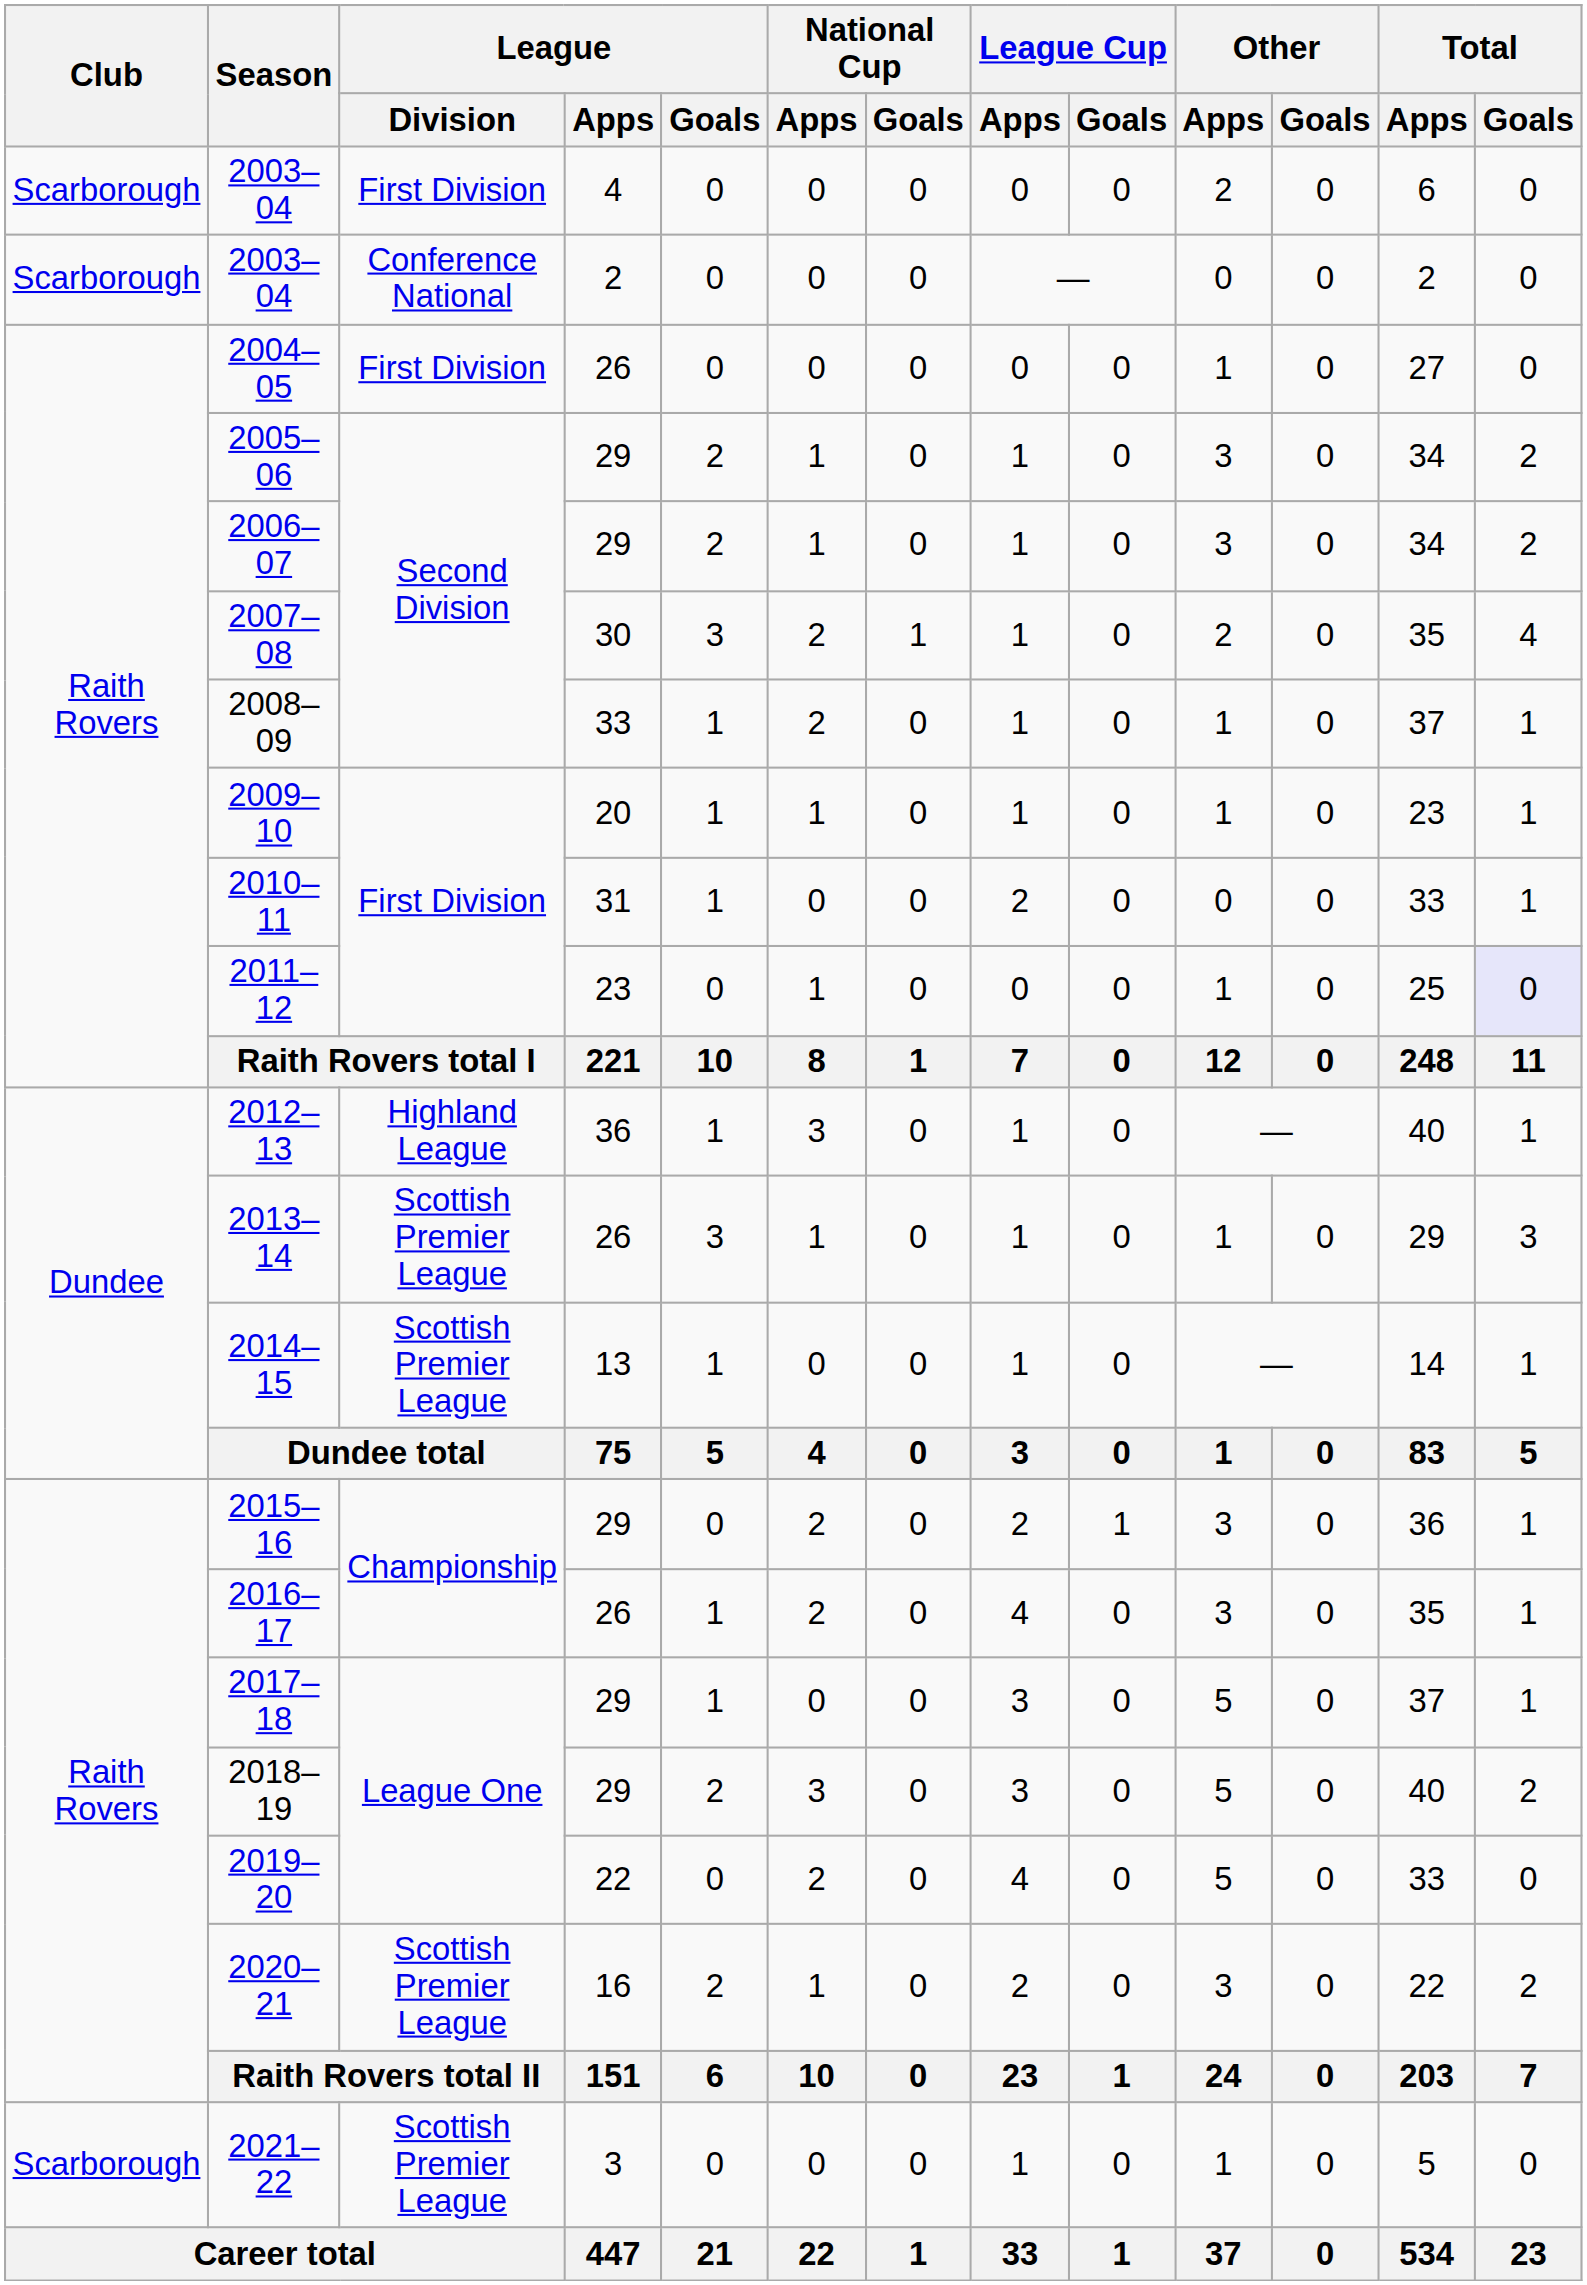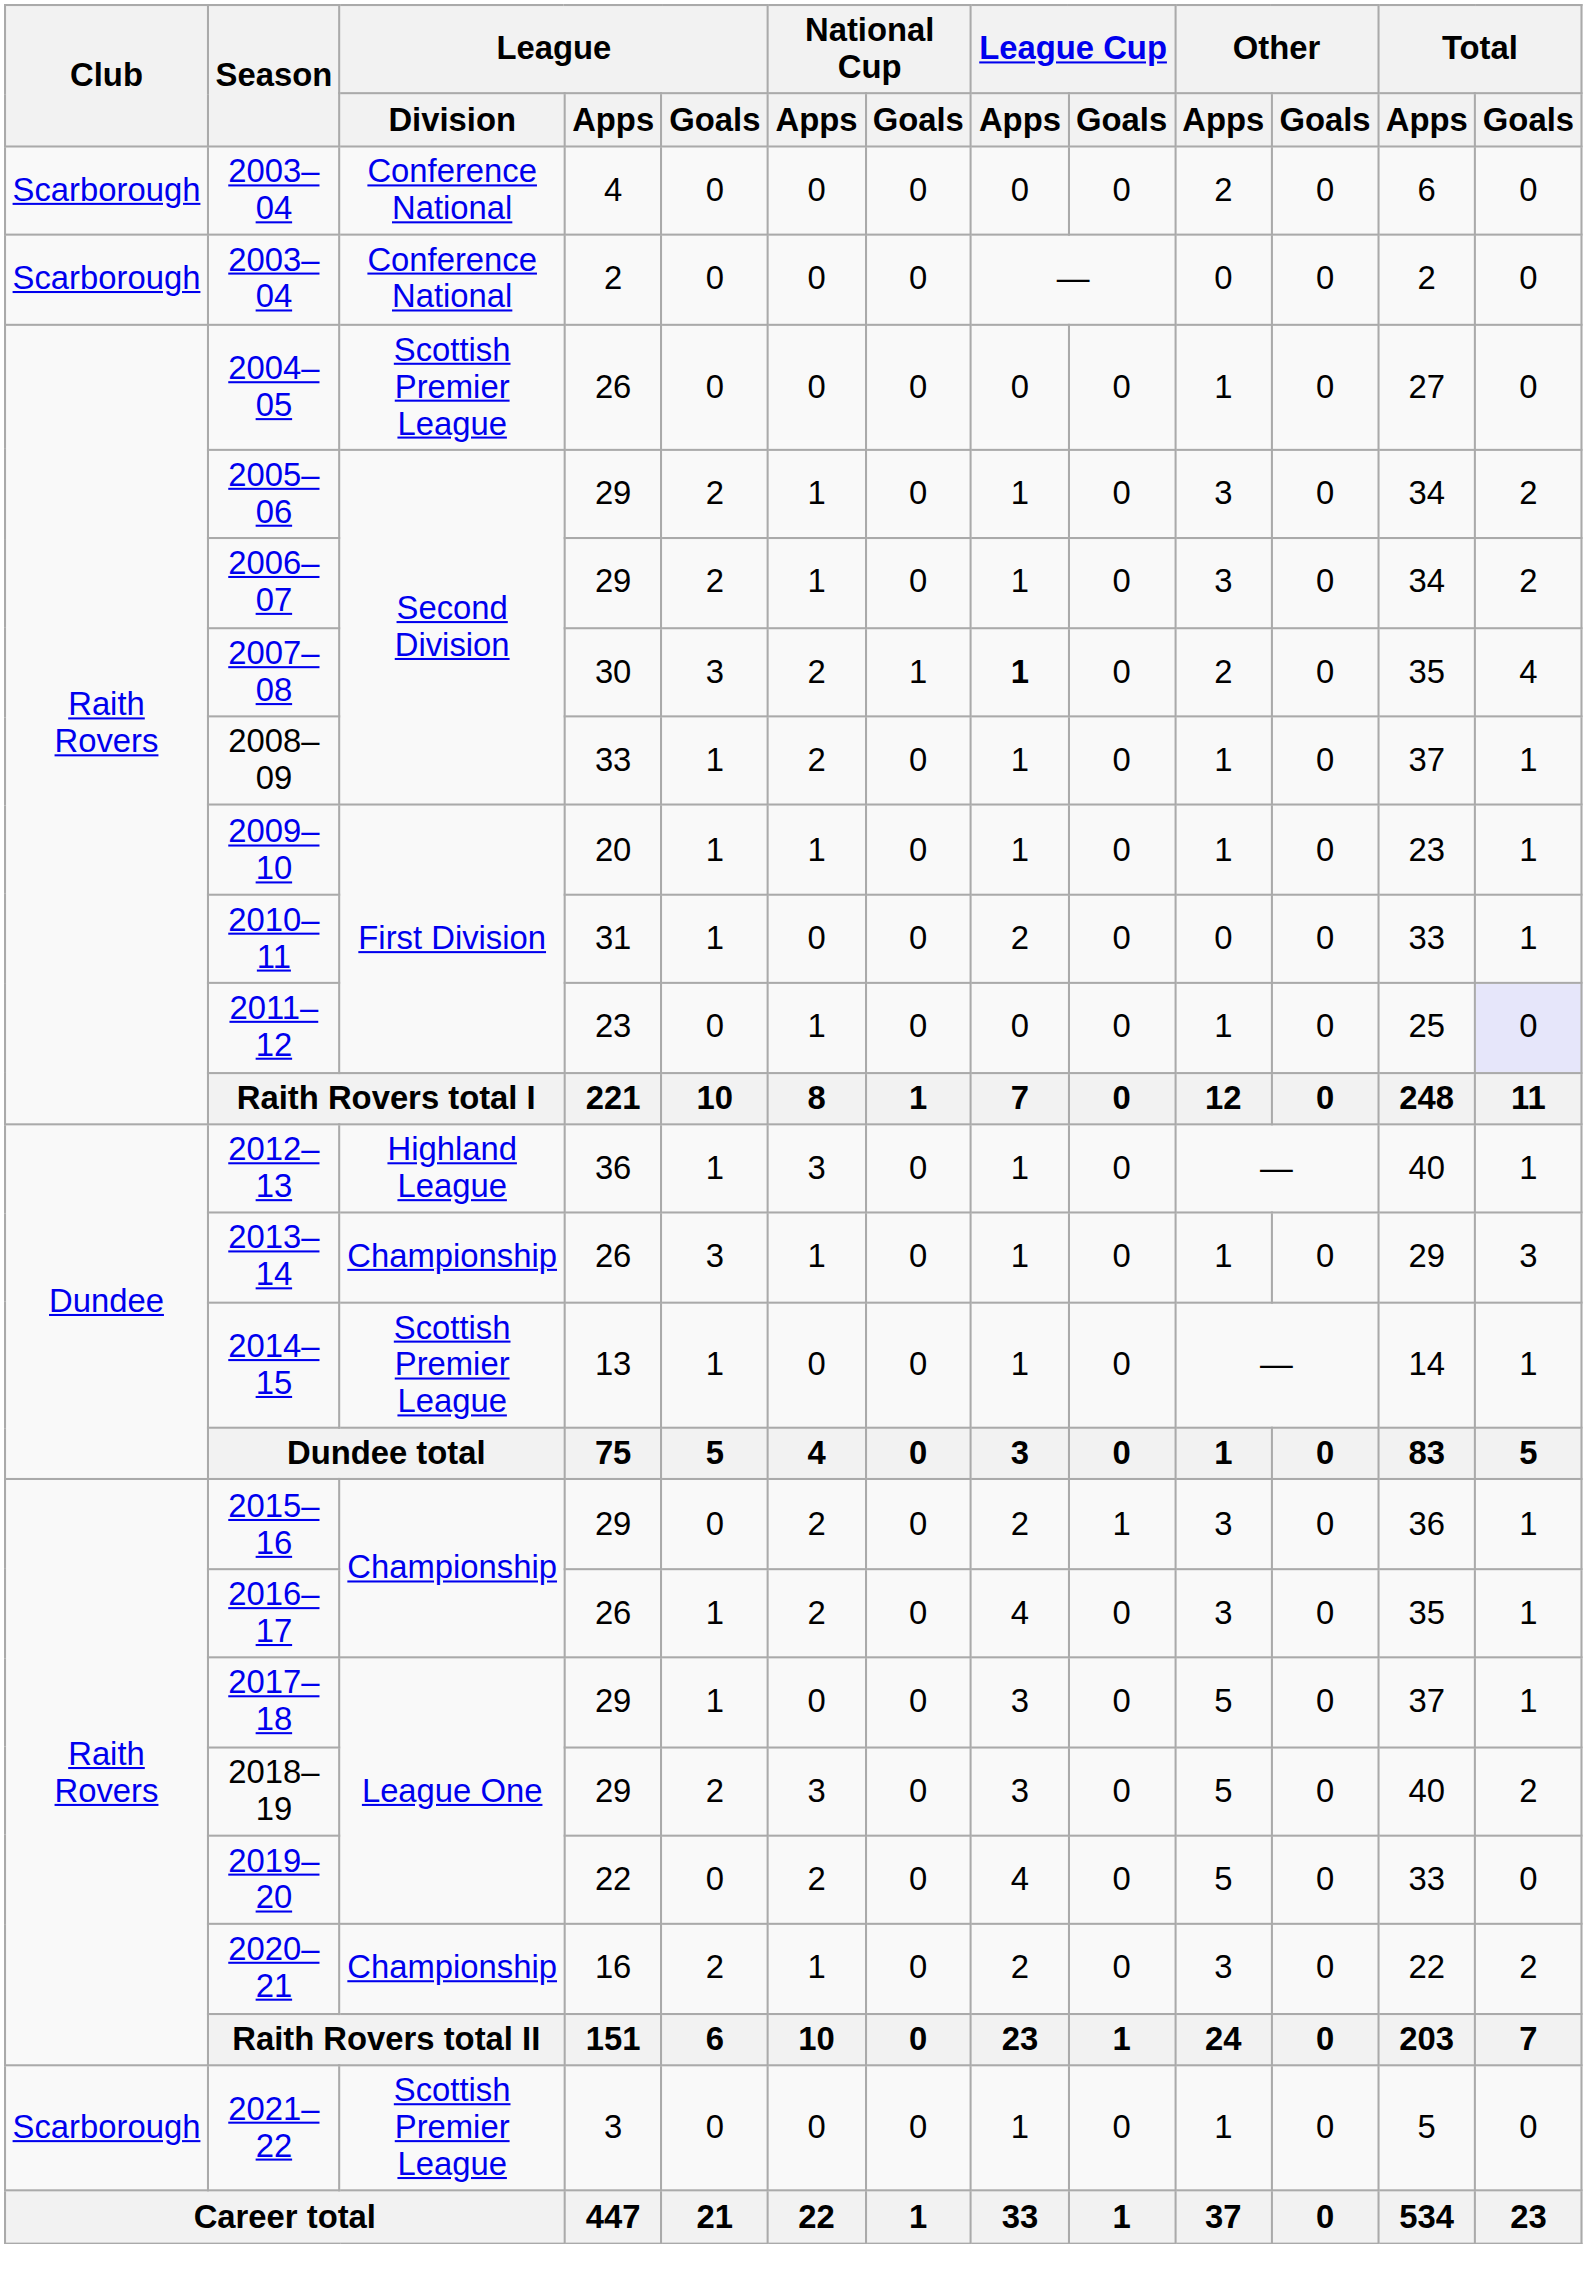(452, 189) First Division -> (452, 189) Conference National
(452, 367) First Division -> (452, 386) Scottish Premier League
(1020, 634) normal -> (1020, 671) bold
(452, 1238) Scottish Premier League -> (452, 1256) Championship
(452, 1986) Scottish Premier League -> (452, 1968) Championship
